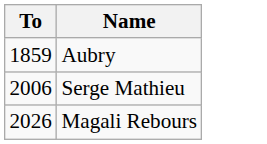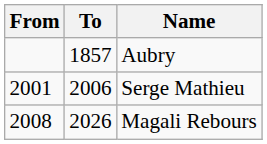+ column: (35, 21)
(31, 54) 1859 -> (90, 54) 1857
